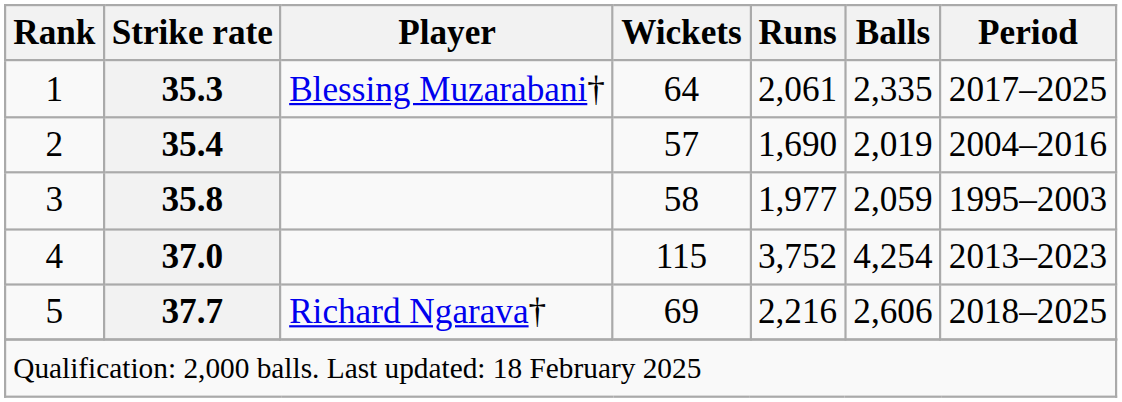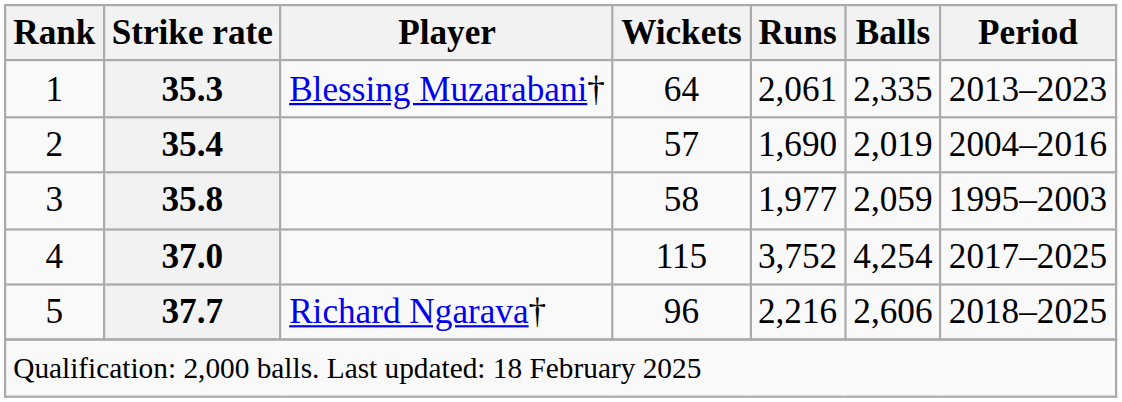(1028, 88) 2017–2025 -> (1028, 88) 2013–2023
(1028, 255) 2013–2023 -> (1028, 255) 2017–2025
(681, 311) 69 -> (681, 311) 96
